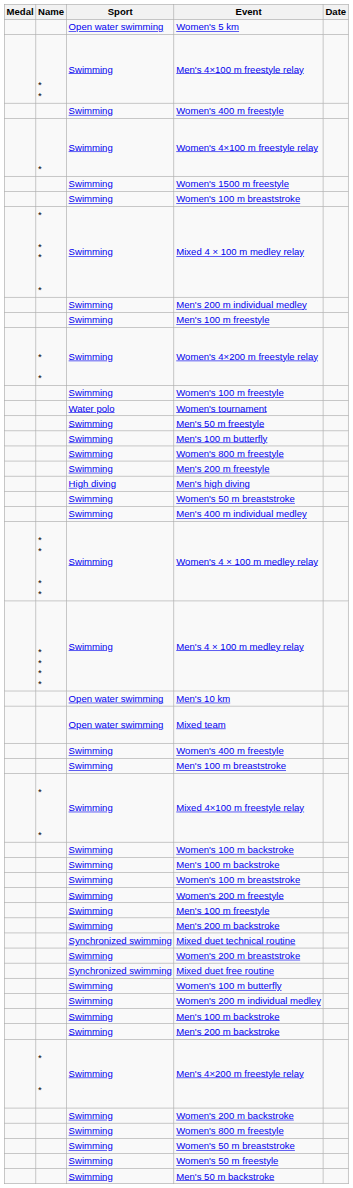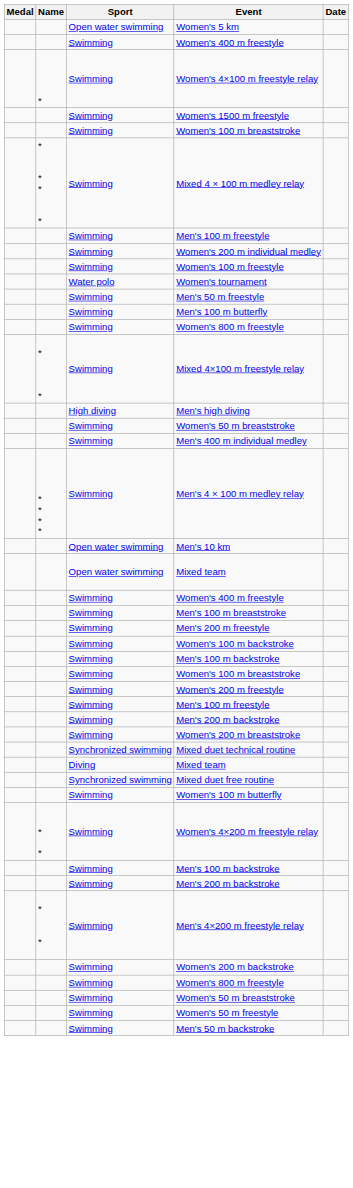- row: (91, 69)
- row: (91, 305)
rows swapped: (91, 356) <-> (91, 1001)
rows swapped: (91, 808) <-> (91, 469)
- row: (91, 562)
rows swapped: (91, 956) <-> (120, 941)
+ row: (82, 765)
